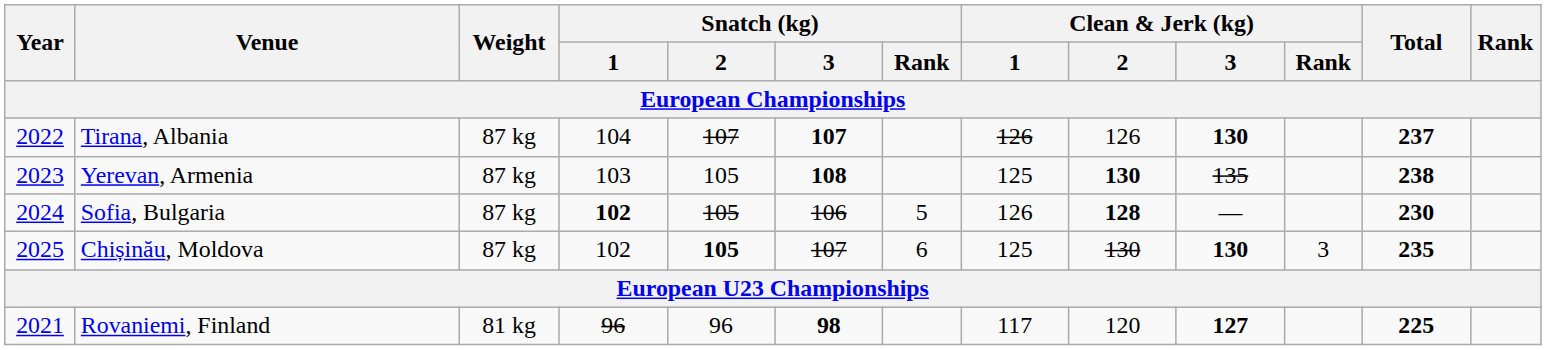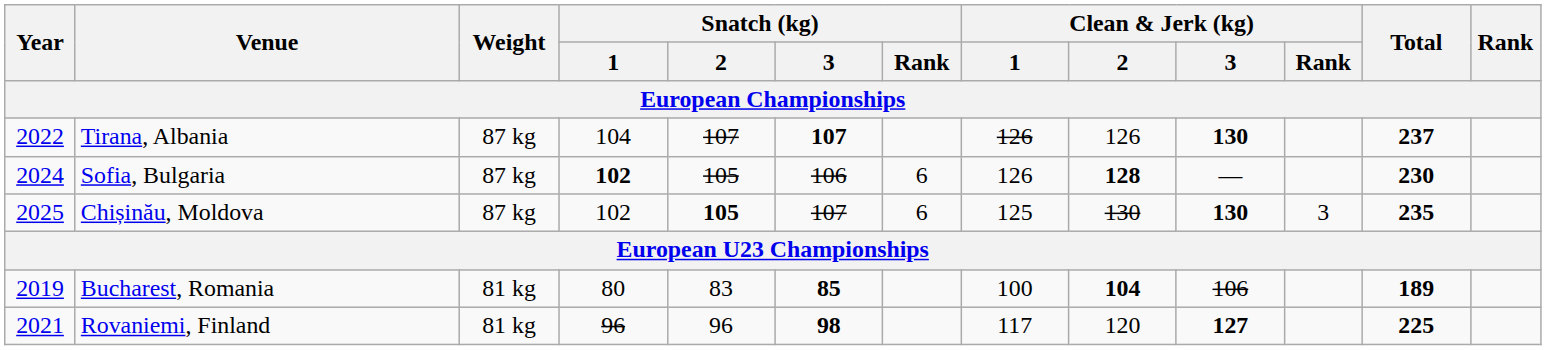- row: (167, 174)
(922, 212) 5 -> (922, 174) 6
+ row: (177, 288)
